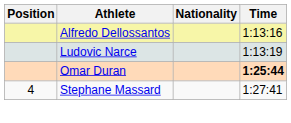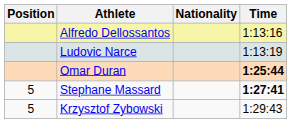(31, 90) 4 -> (31, 90) 5
(262, 90) normal -> (263, 90) bold
+ row: (111, 109)
